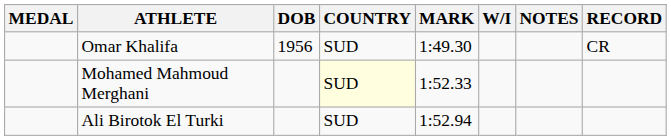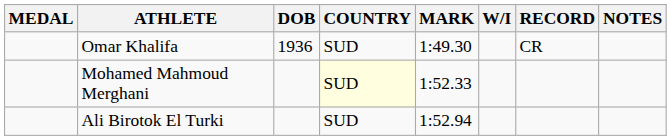columns swapped: (624, 18) <-> (549, 18)
(295, 45) 1956 -> (295, 45) 1936
